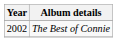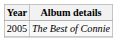(17, 28) 2002 -> (17, 28) 2005
